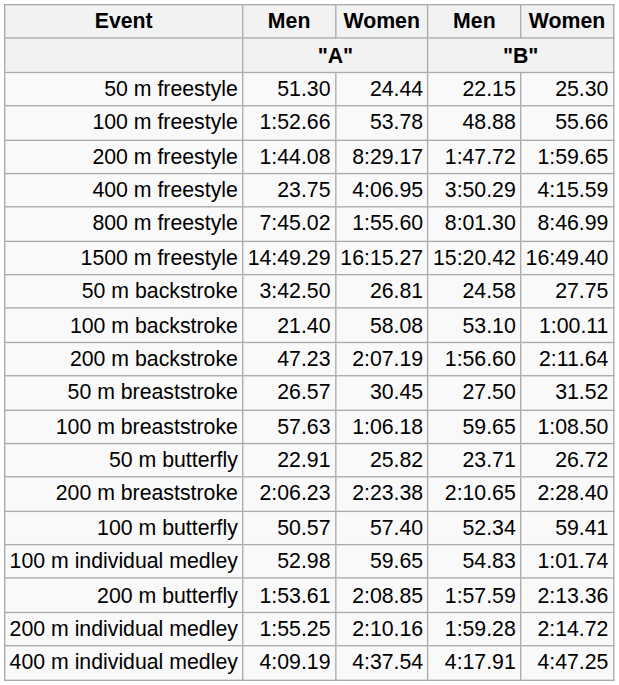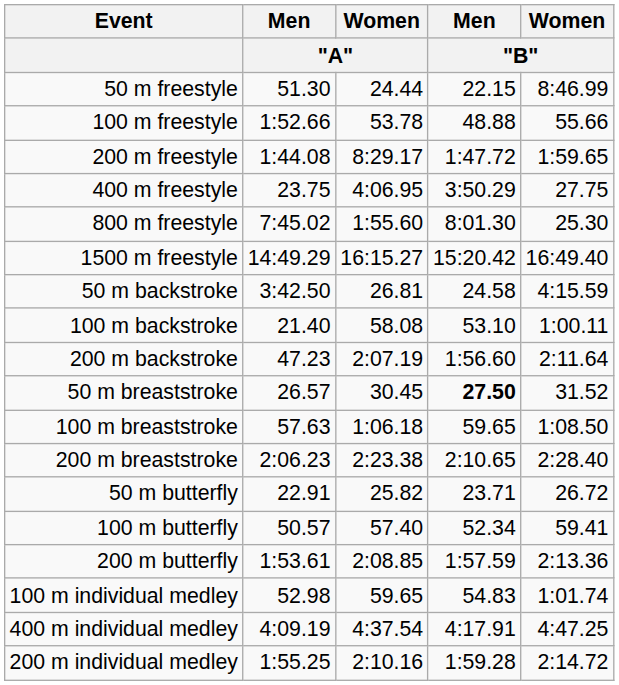(582, 88) 25.30 -> (573, 88) 8:46.99
(573, 190) 4:15.59 -> (582, 190) 27.75
(573, 223) 8:46.99 -> (582, 223) 25.30
(582, 291) 27.75 -> (573, 291) 4:15.59
(489, 392) normal -> (489, 392) bold
rows swapped: (147, 493) <-> (173, 460)
rows swapped: (167, 595) <-> (124, 561)
rows swapped: (124, 628) <-> (124, 662)
